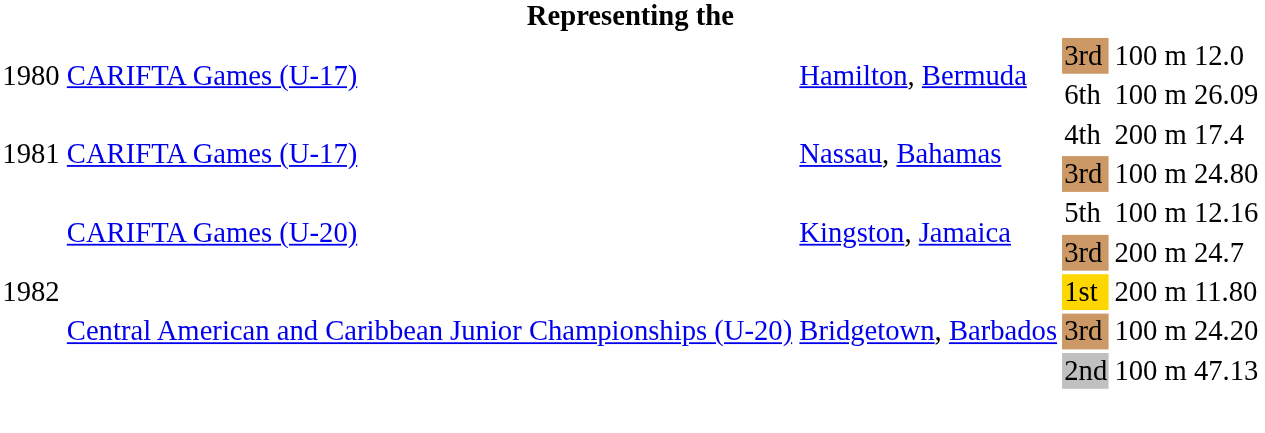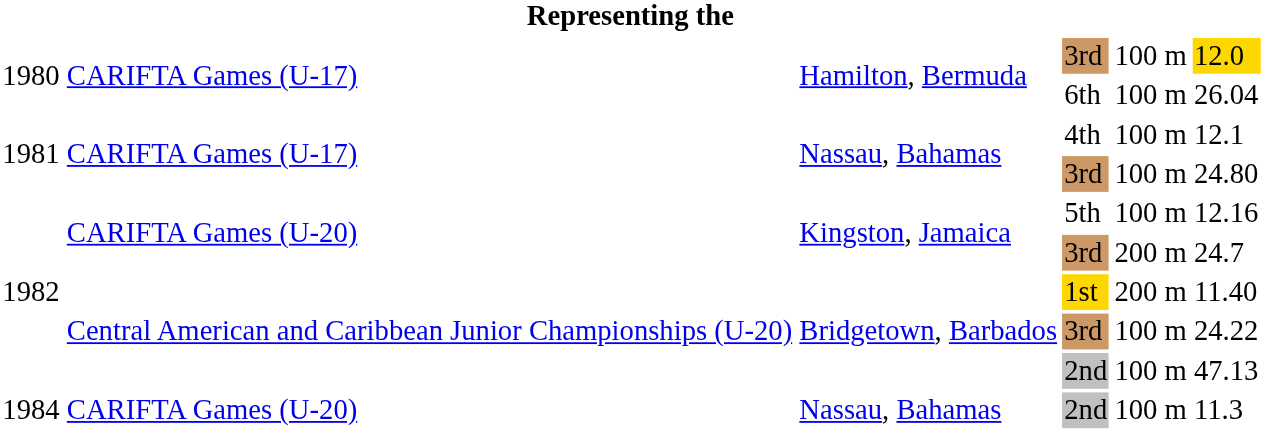(1219, 55) no background -> (1219, 55) gold background
(1226, 94) 26.09 -> (1226, 94) 26.04
(1151, 134) 200 m -> (1151, 134) 100 m
(1219, 134) 17.4 -> (1219, 134) 12.1
(1226, 291) 11.80 -> (1226, 291) 11.40
(1226, 331) 24.20 -> (1226, 331) 24.22
+ row: (900, 409)
